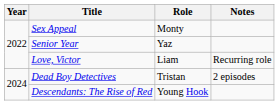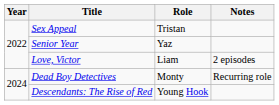(170, 28) Monty -> (171, 28) Tristan
(242, 60) Recurring role -> (234, 60) 2 episodes
(171, 76) Tristan -> (170, 76) Monty
(234, 76) 2 episodes -> (242, 76) Recurring role
